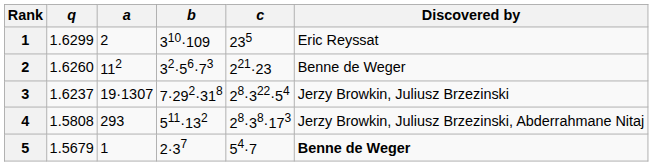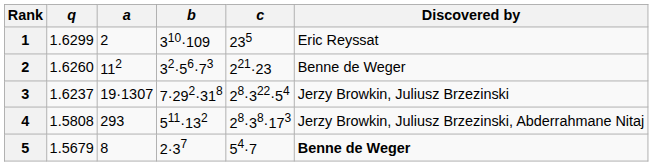(104, 147) 1 -> (104, 147) 8
